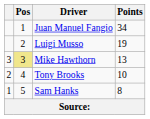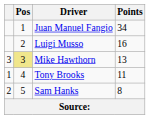(122, 44) 19 -> (122, 44) 16
(9, 75) 2 -> (9, 75) 1
(122, 75) 10 -> (122, 75) 11
(9, 91) 1 -> (9, 91) 2
